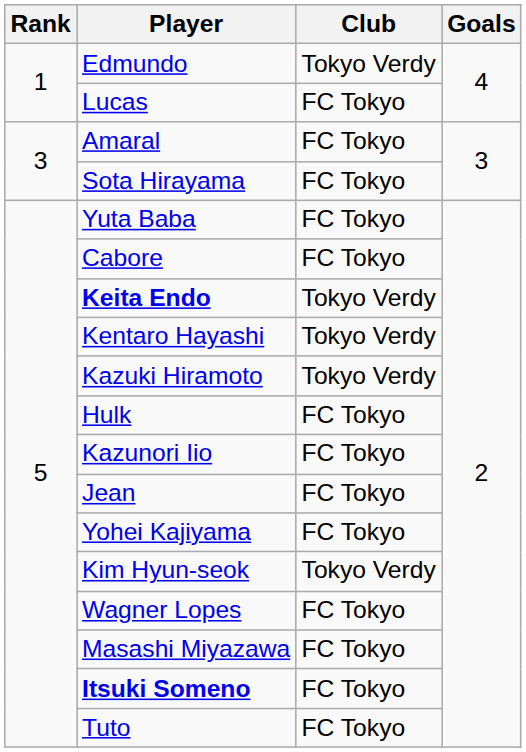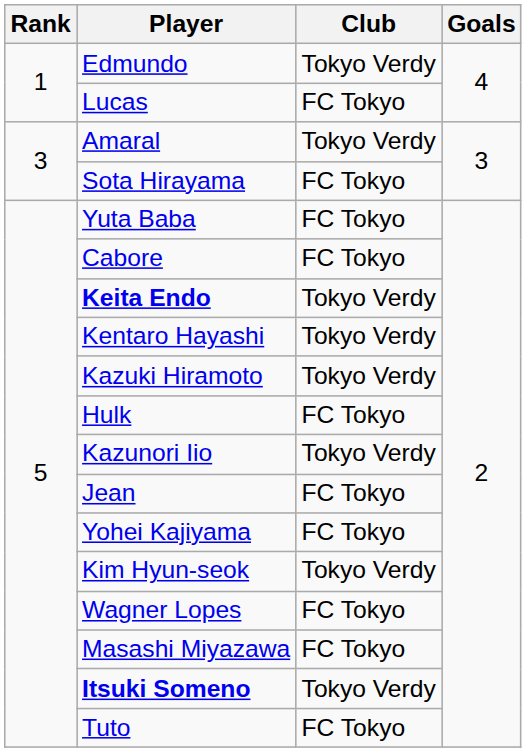(353, 141) FC Tokyo -> (369, 141) Tokyo Verdy
(353, 453) FC Tokyo -> (369, 453) Tokyo Verdy
(353, 688) FC Tokyo -> (369, 688) Tokyo Verdy
